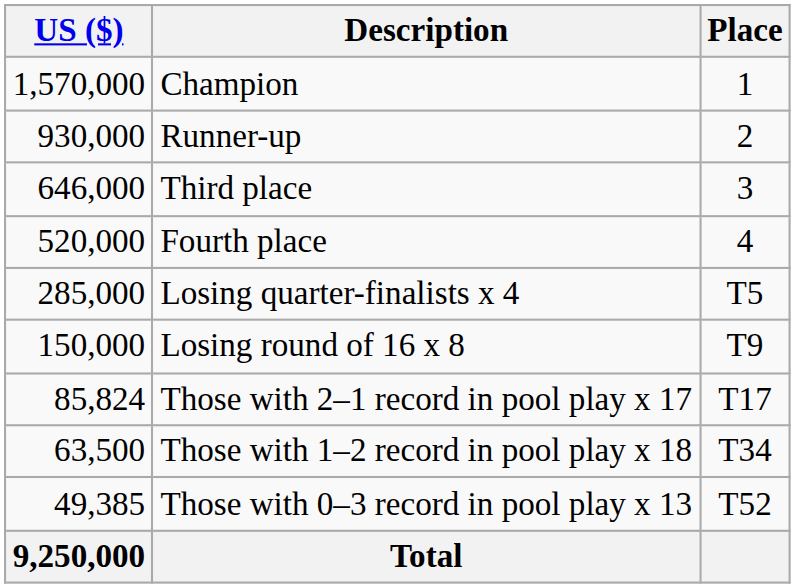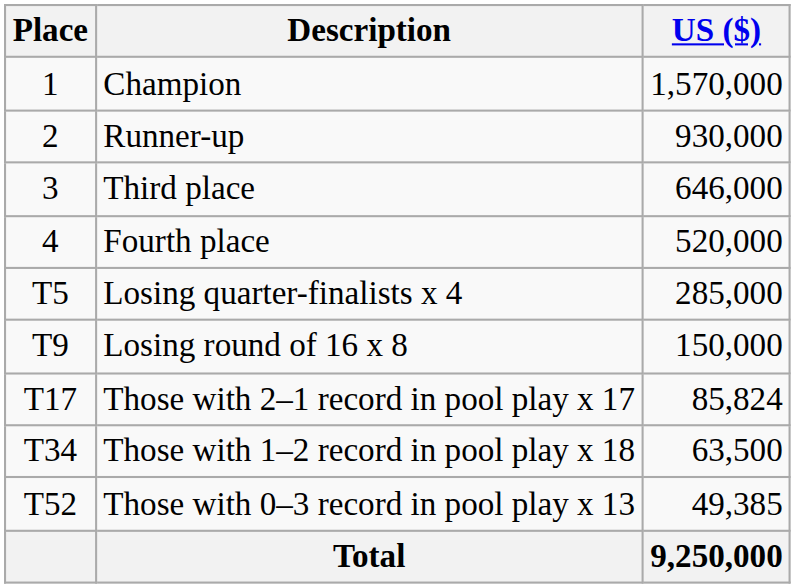columns swapped: (745, 30) <-> (79, 30)
